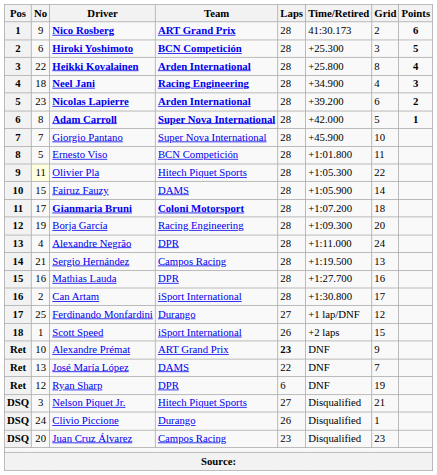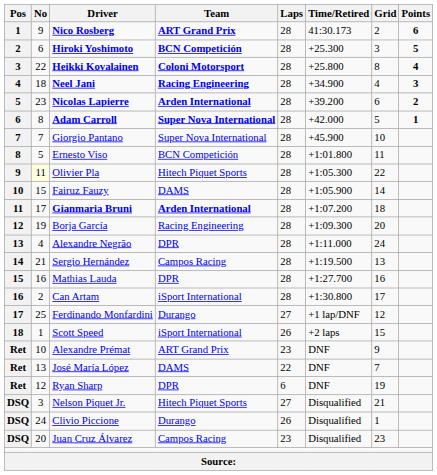(204, 66) Arden International -> (201, 66) Coloni Motorsport
(201, 207) Coloni Motorsport -> (204, 207) Arden International
(286, 349) bold -> (286, 349) normal
